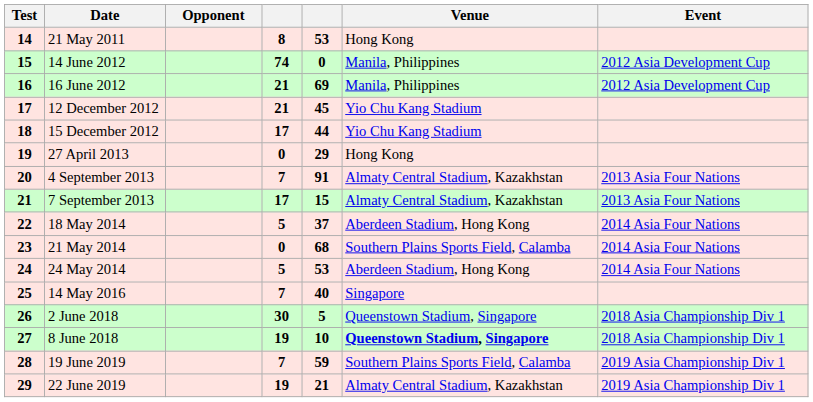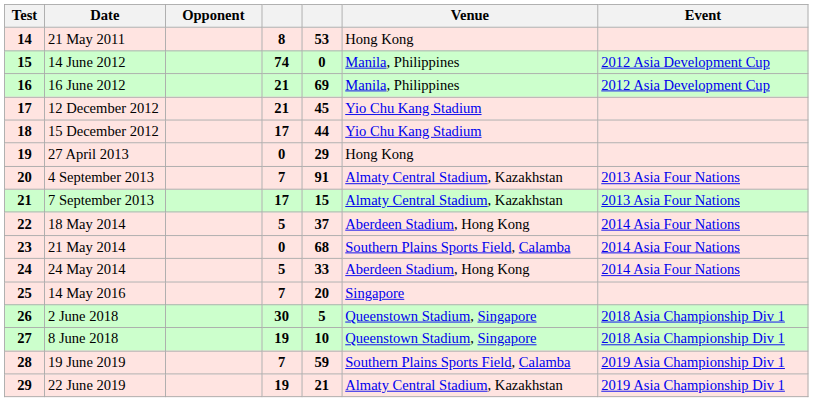(322, 270) 53 -> (322, 270) 33
(322, 293) 40 -> (322, 293) 20
(447, 339) bold -> (441, 339) normal
